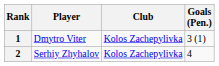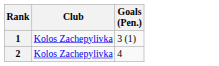- column: (67, 17)
